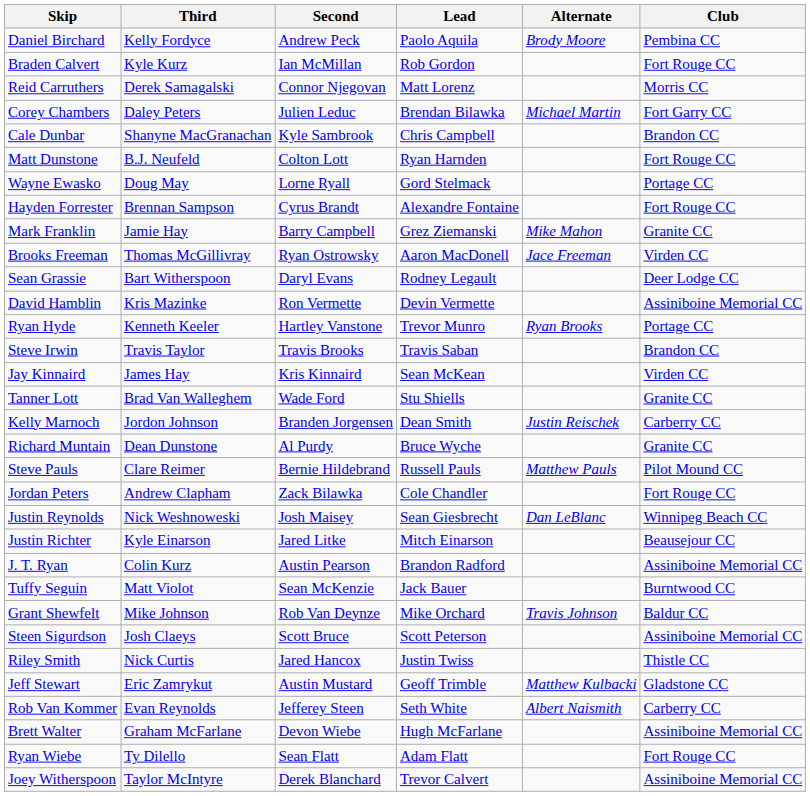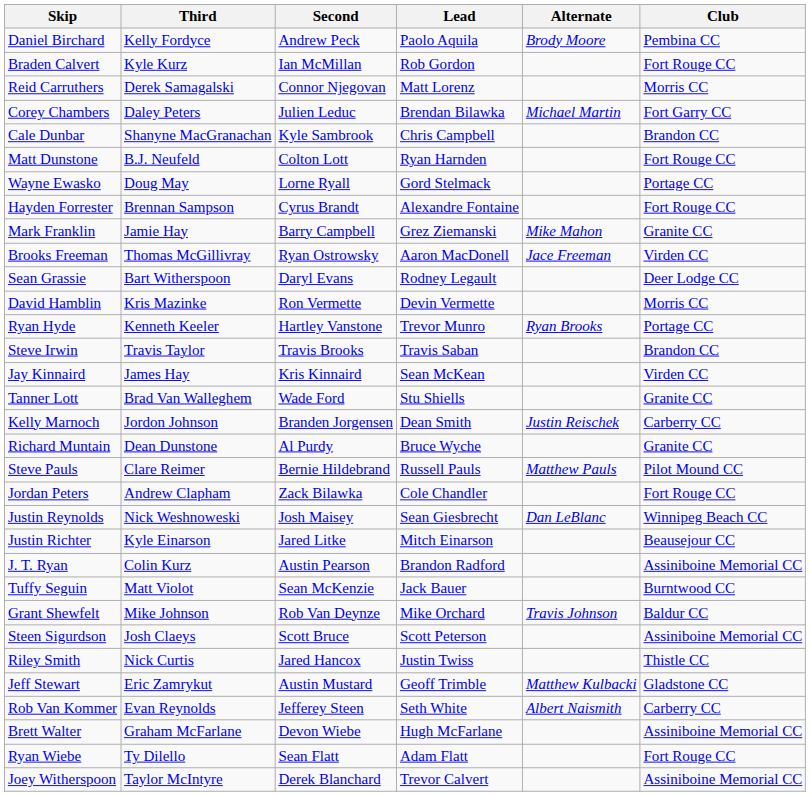(723, 302) Assiniboine Memorial CC -> (676, 302) Morris CC
